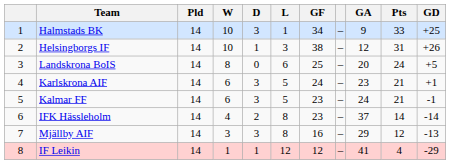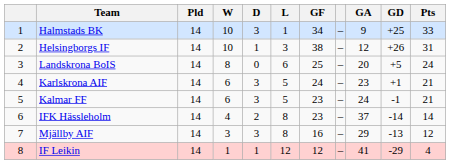columns swapped: (431, 13) <-> (399, 13)
